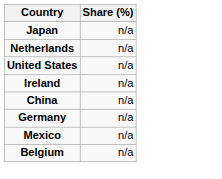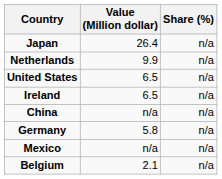+ column: (120, 19)
